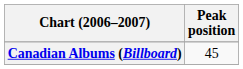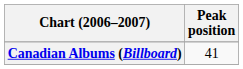(212, 53) 45 -> (212, 53) 41
